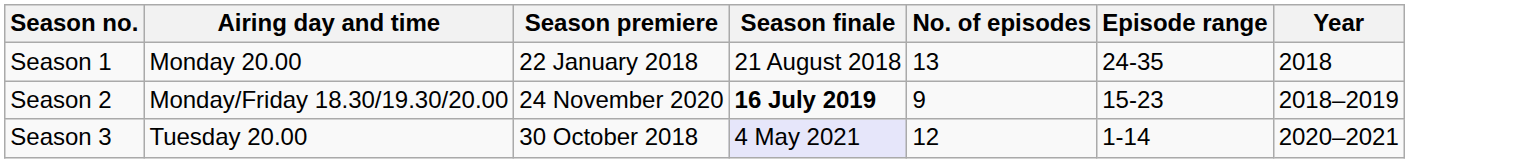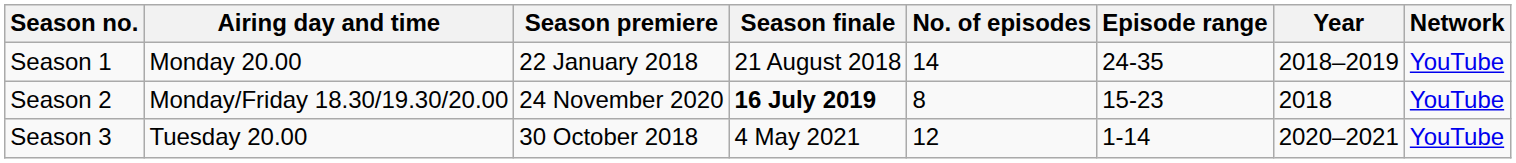+ column: (1457, 23)
(926, 61) 13 -> (926, 61) 14
(1305, 61) 2018 -> (1339, 61) 2018–2019
(919, 99) 9 -> (919, 99) 8
(1339, 99) 2018–2019 -> (1305, 99) 2018
(797, 137) lavender background -> (797, 137) no background
